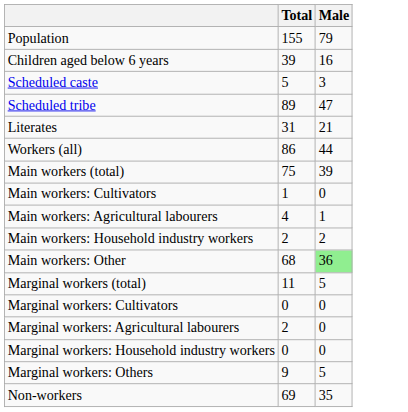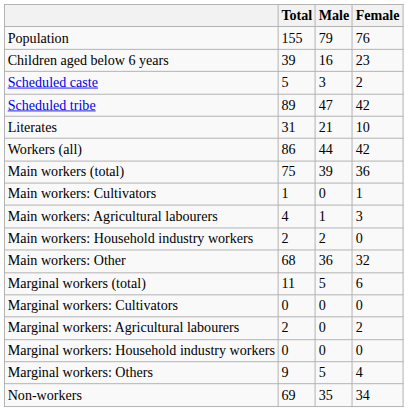+ column: (378, 15)
(326, 261) lightgreen background -> (326, 261) no background
